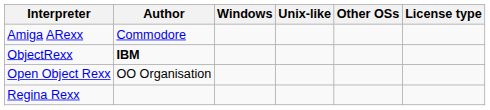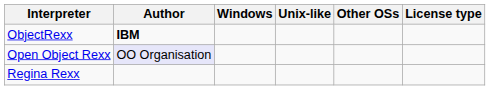- row: (45, 34)
(164, 74) no background -> (164, 54) lavender background
